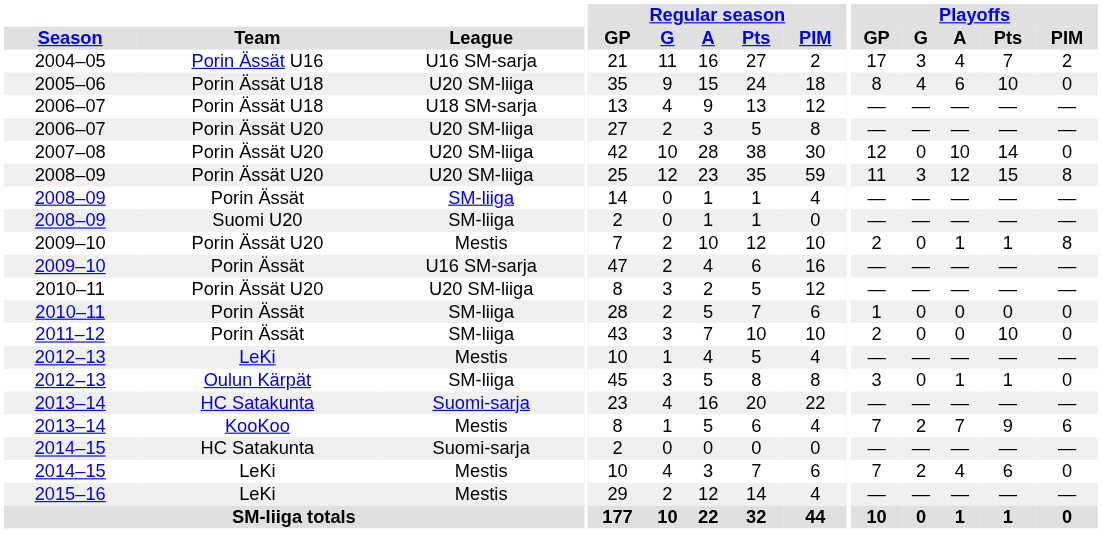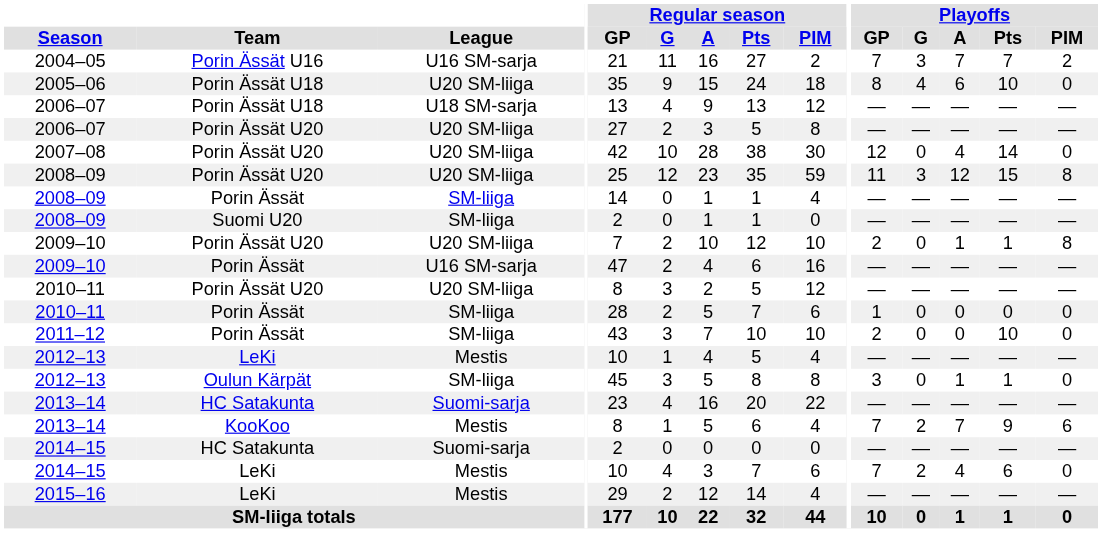(877, 60) 17 -> (877, 60) 7
(960, 60) 4 -> (960, 60) 7
(960, 152) 10 -> (960, 152) 4
(481, 243) Mestis -> (481, 243) U20 SM-liiga
